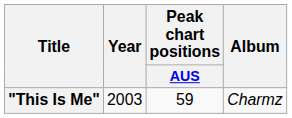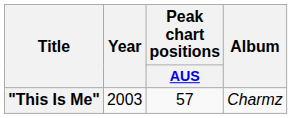(185, 100) 59 -> (185, 100) 57
